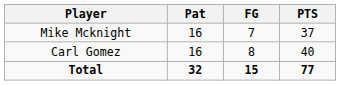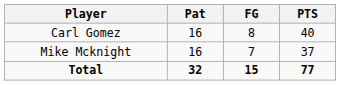rows swapped: (86, 52) <-> (86, 33)
